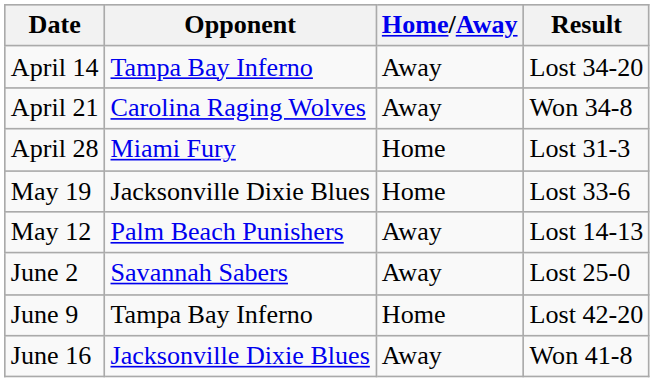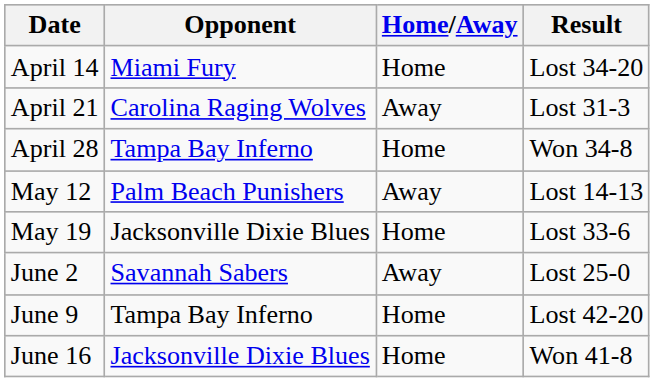(212, 66) Tampa Bay Inferno -> (173, 66) Miami Fury
(412, 66) Away -> (414, 66) Home
(581, 107) Won 34-8 -> (580, 107) Lost 31-3
(173, 149) Miami Fury -> (212, 149) Tampa Bay Inferno
(580, 149) Lost 31-3 -> (581, 149) Won 34-8
rows swapped: (51, 231) <-> (51, 190)
(412, 356) Away -> (414, 356) Home
